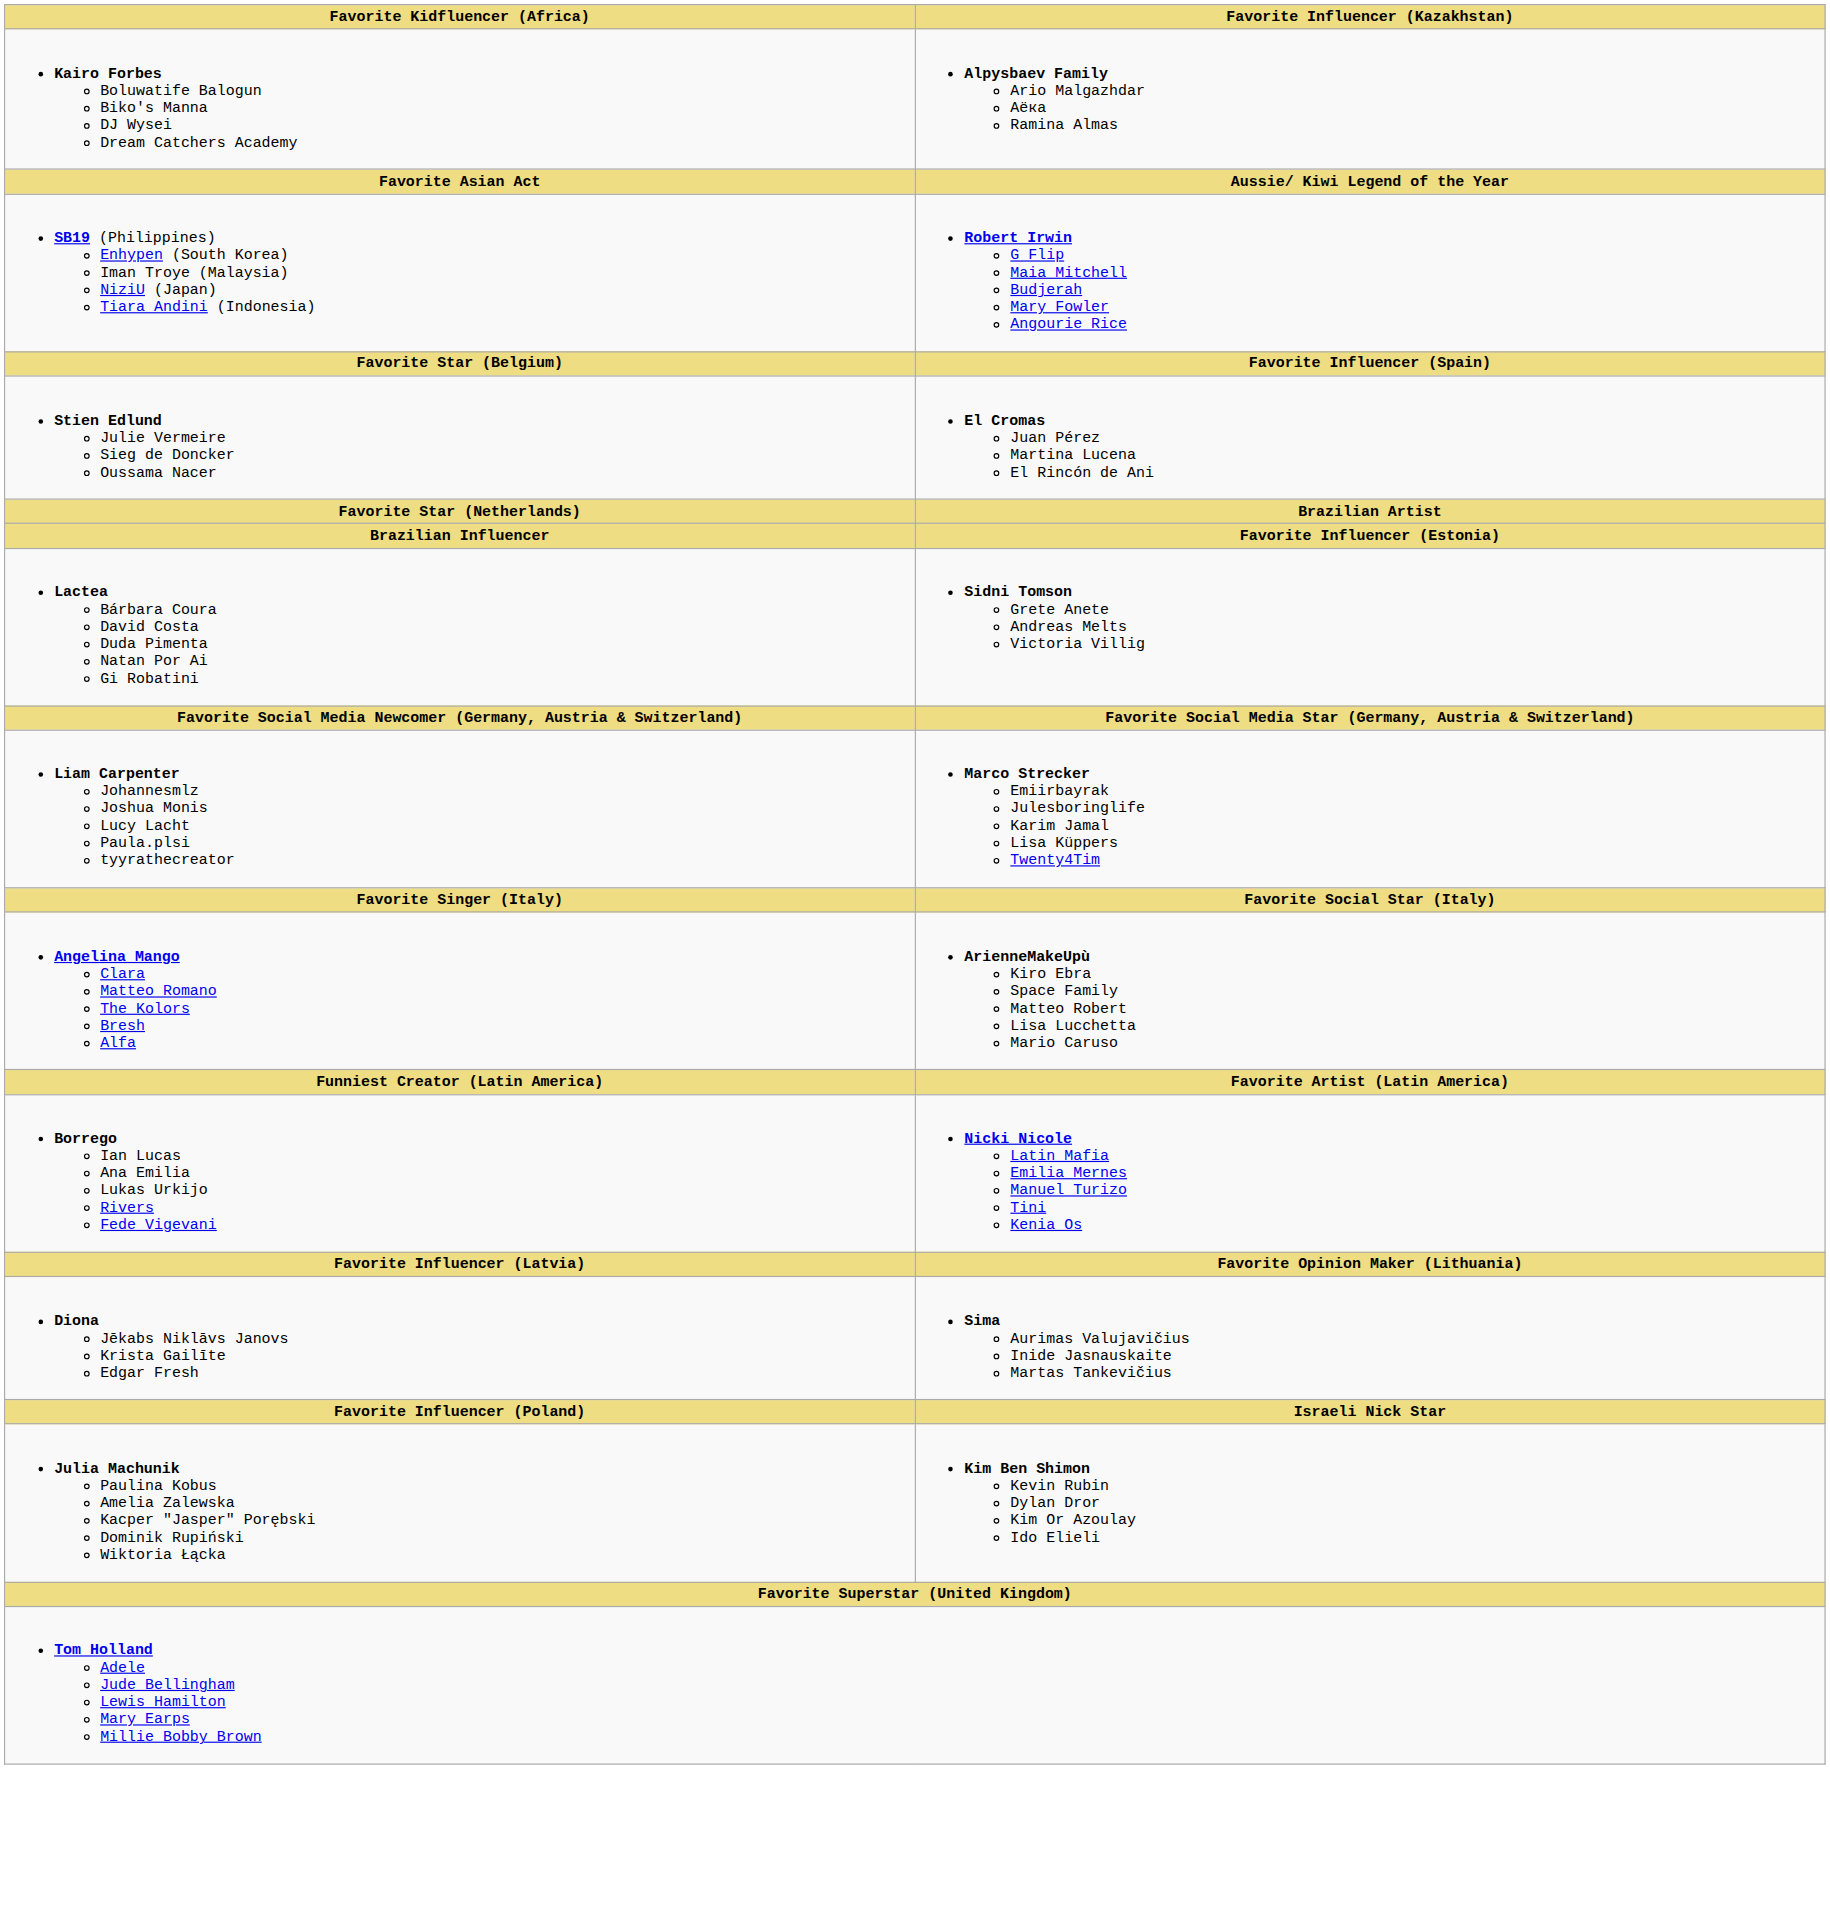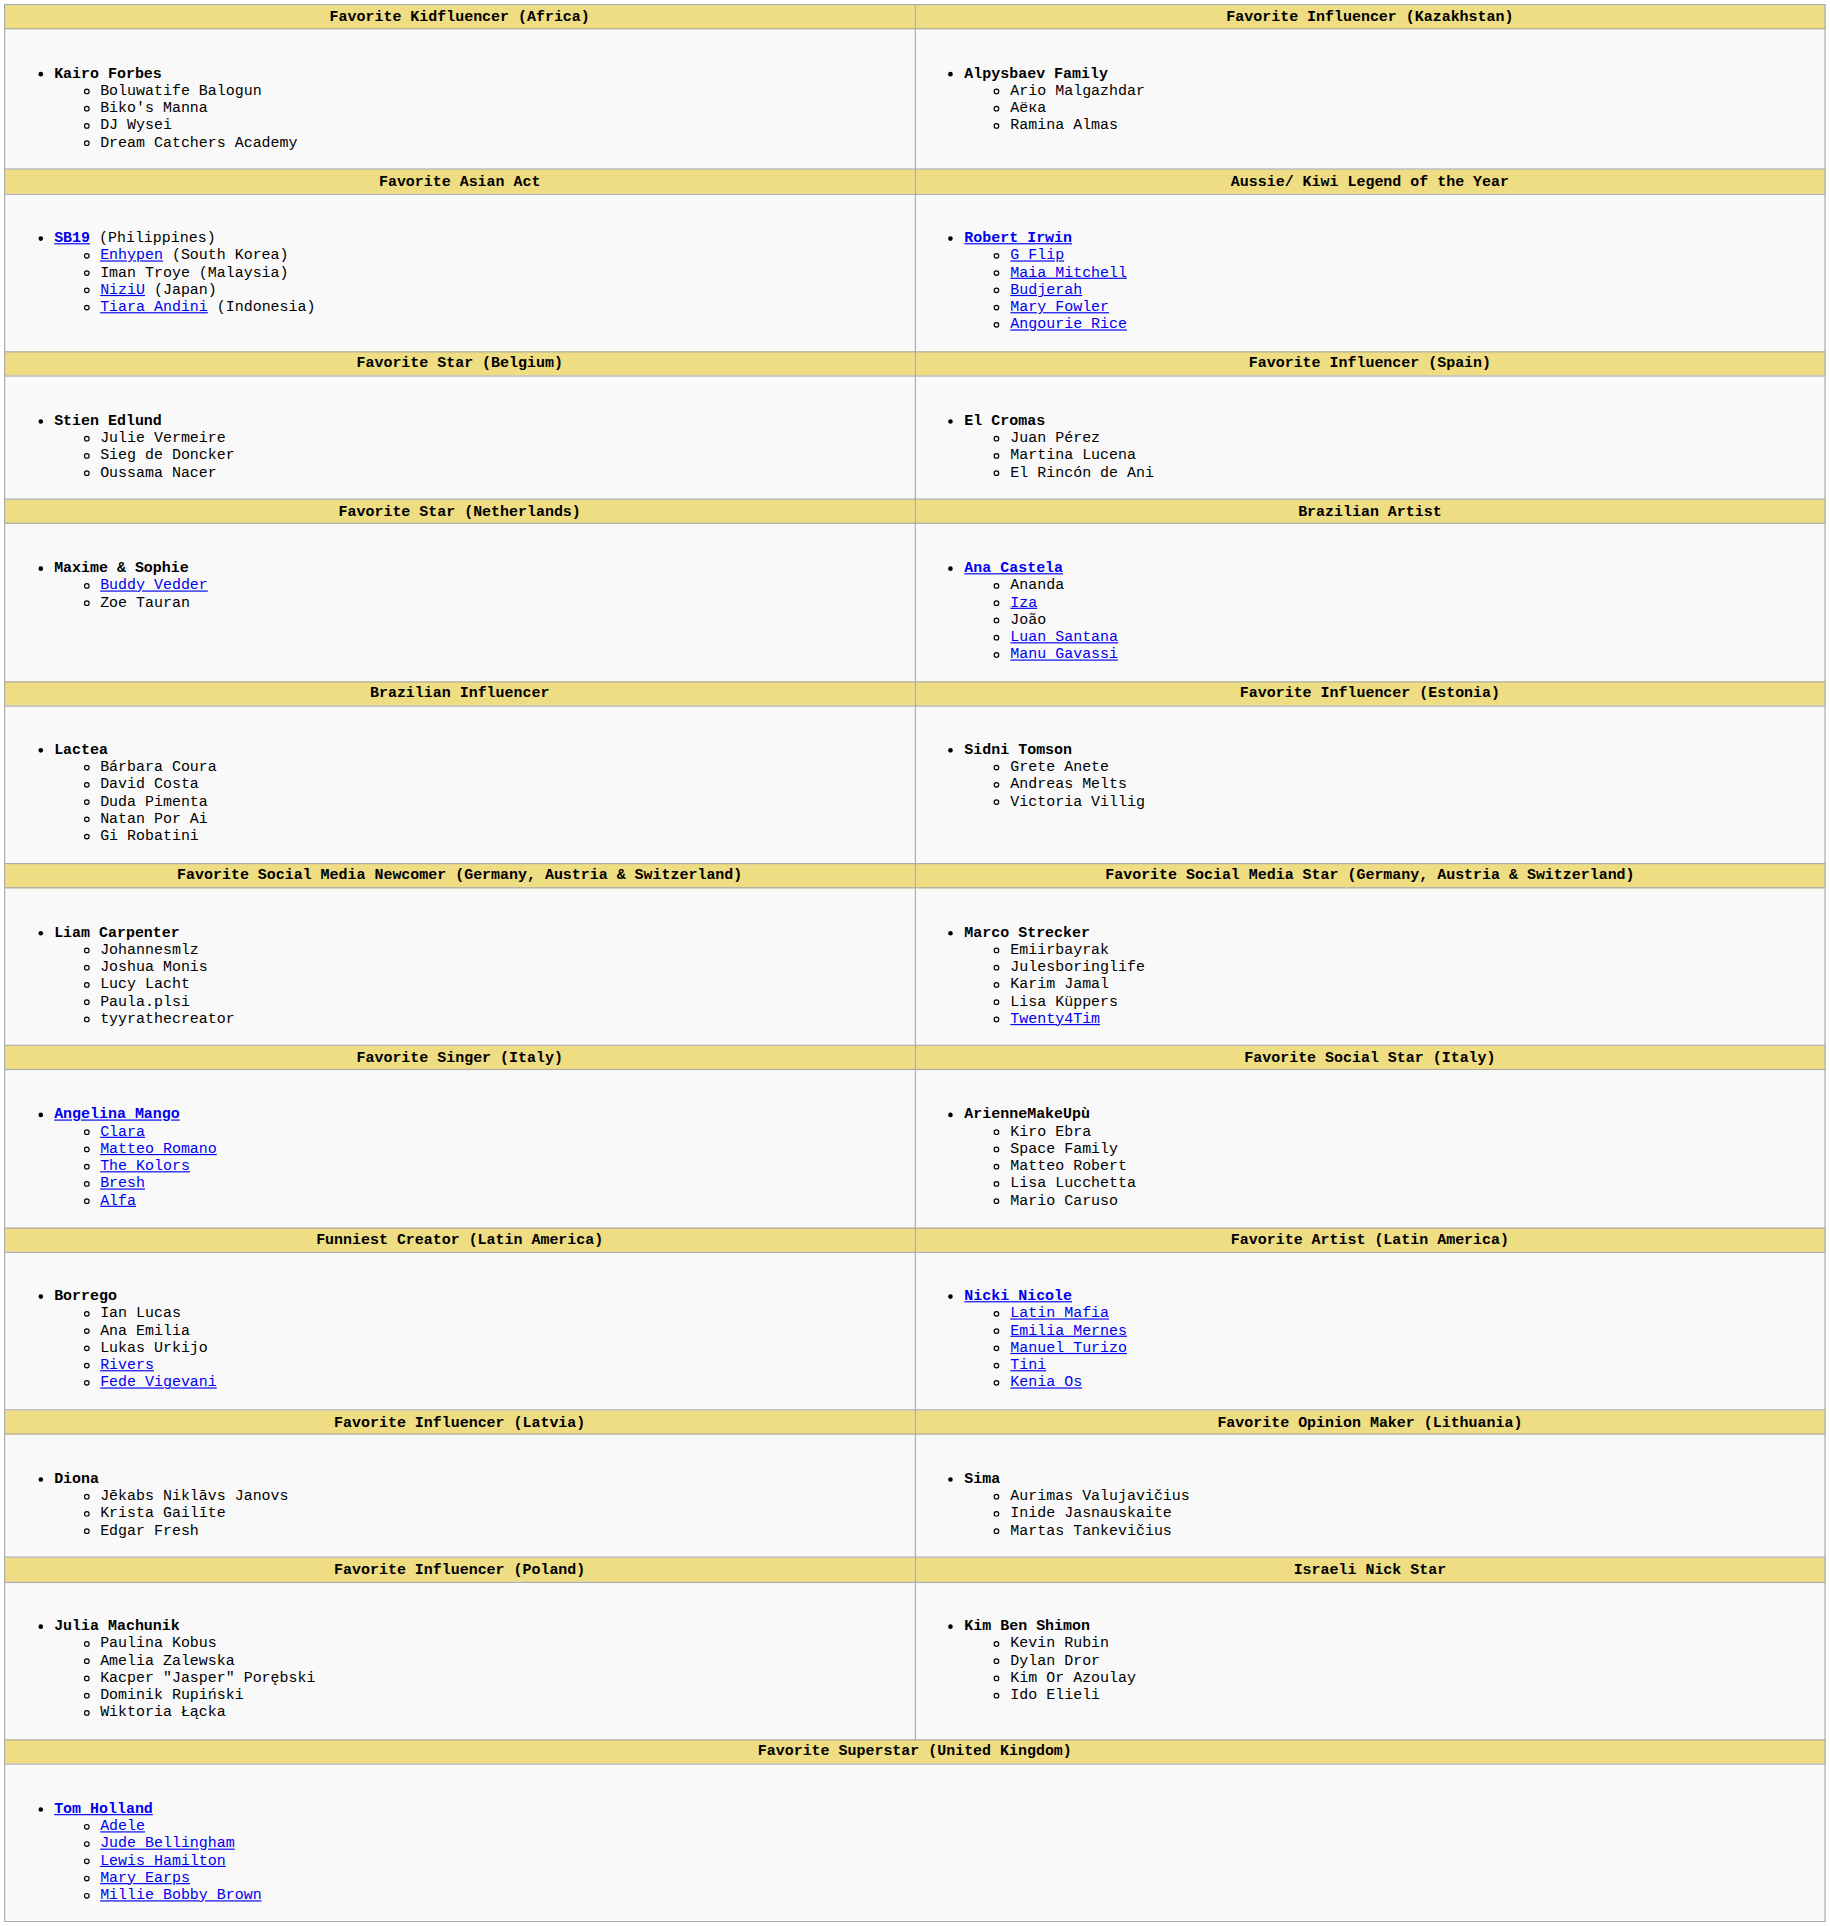+ row: (460, 585)
